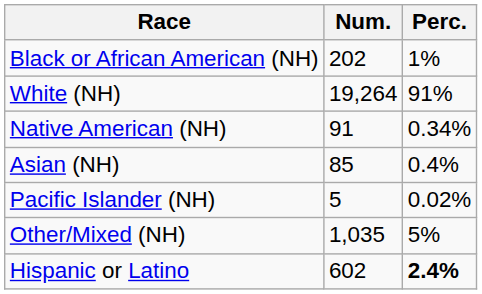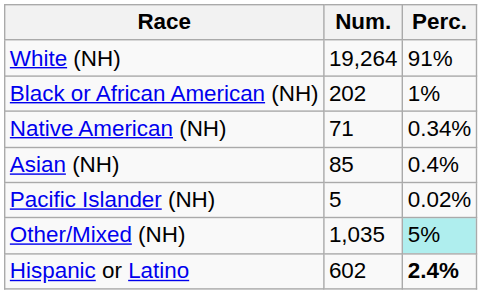rows swapped: (65, 93) <-> (164, 57)
(341, 128) 91 -> (341, 128) 71
(424, 235) no background -> (424, 235) paleturquoise background
